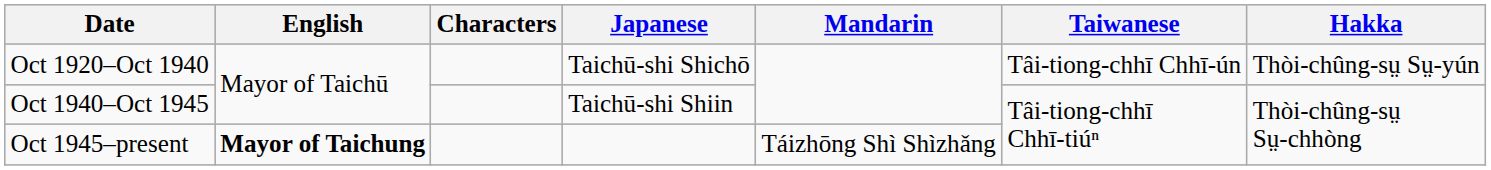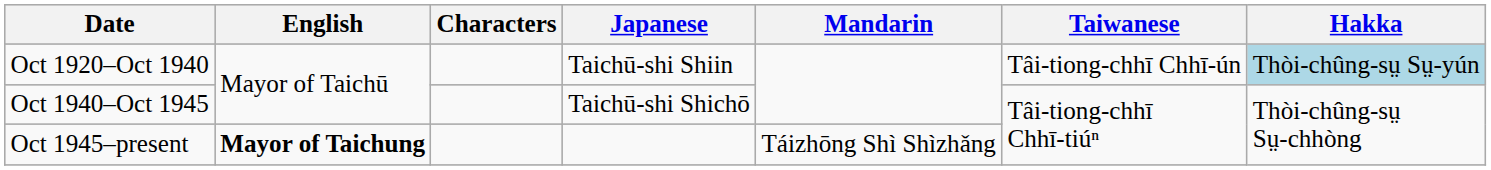(659, 64) Taichū-shi Shichō -> (651, 64) Taichū-shi Shiin
(1366, 64) no background -> (1366, 64) lightblue background
(651, 104) Taichū-shi Shiin -> (659, 104) Taichū-shi Shichō
